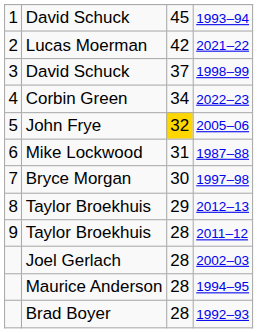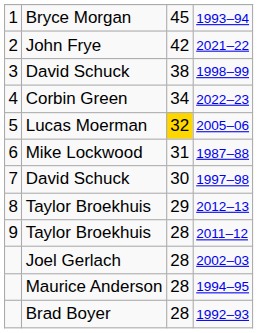(78, 17) David Schuck -> (78, 17) Bryce Morgan
(86, 44) Lucas Moerman -> (63, 44) John Frye
(180, 71) 37 -> (180, 71) 38
(63, 125) John Frye -> (86, 125) Lucas Moerman
(78, 179) Bryce Morgan -> (78, 179) David Schuck
